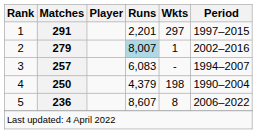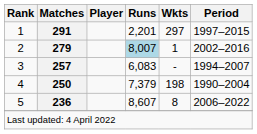(142, 84) 4,379 -> (142, 84) 7,379
